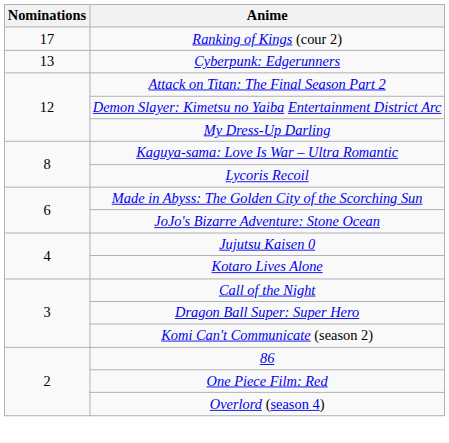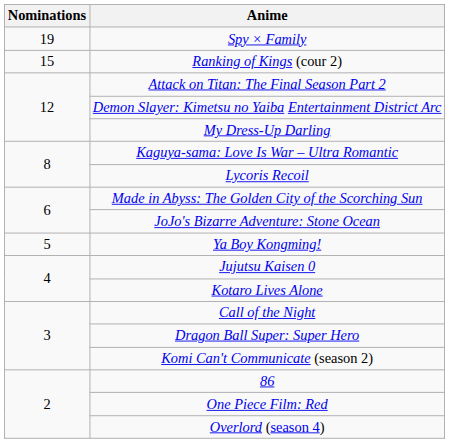+ row: (267, 38)
(47, 38) 17 -> (47, 61) 15
- row: (267, 61)
+ row: (267, 244)
